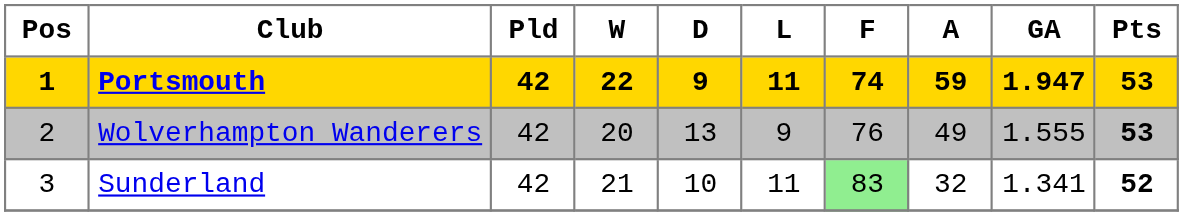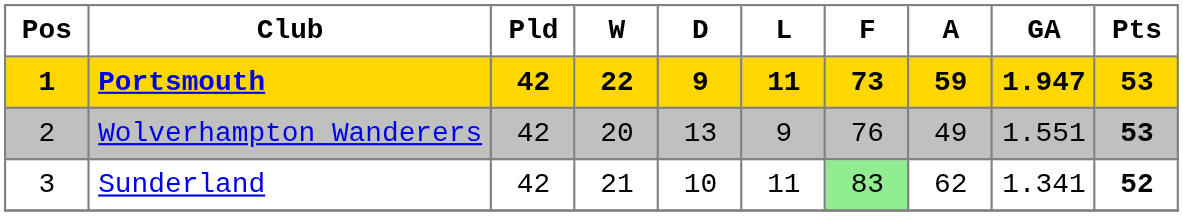(867, 82) 74 -> (867, 82) 73
(1044, 133) 1.555 -> (1044, 133) 1.551
(951, 185) 32 -> (951, 185) 62
